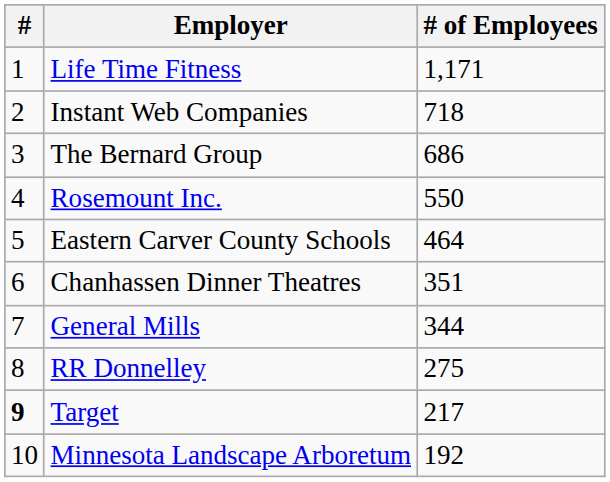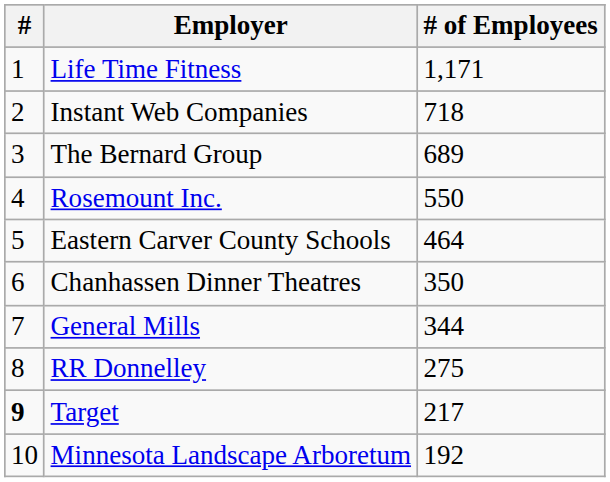(444, 154) 686 -> (444, 154) 689
(444, 283) 351 -> (444, 283) 350
